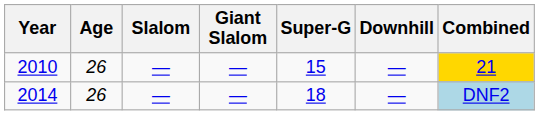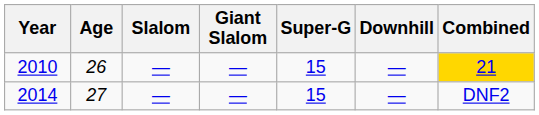(96, 95) 26 -> (96, 95) 27
(316, 95) 18 -> (316, 95) 15
(486, 95) lightblue background -> (486, 95) no background
